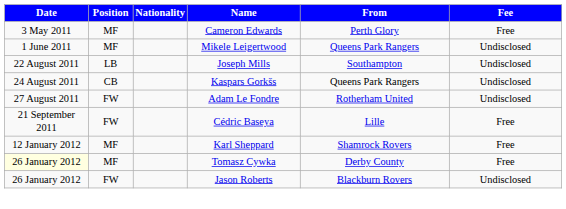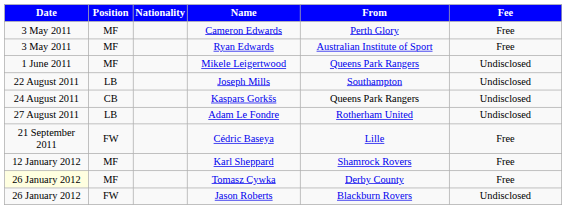+ row: (244, 47)
(111, 98) FW -> (111, 116) LB
